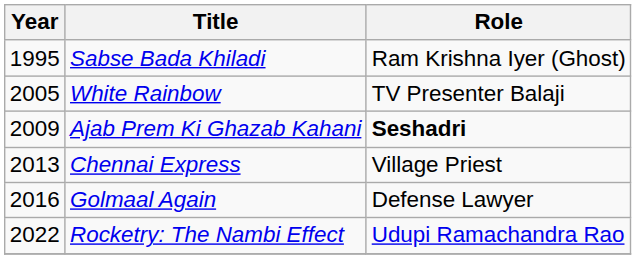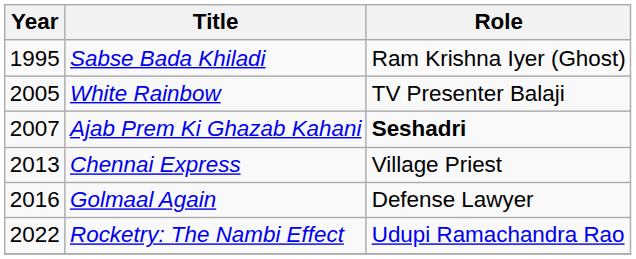(35, 128) 2009 -> (35, 128) 2007
